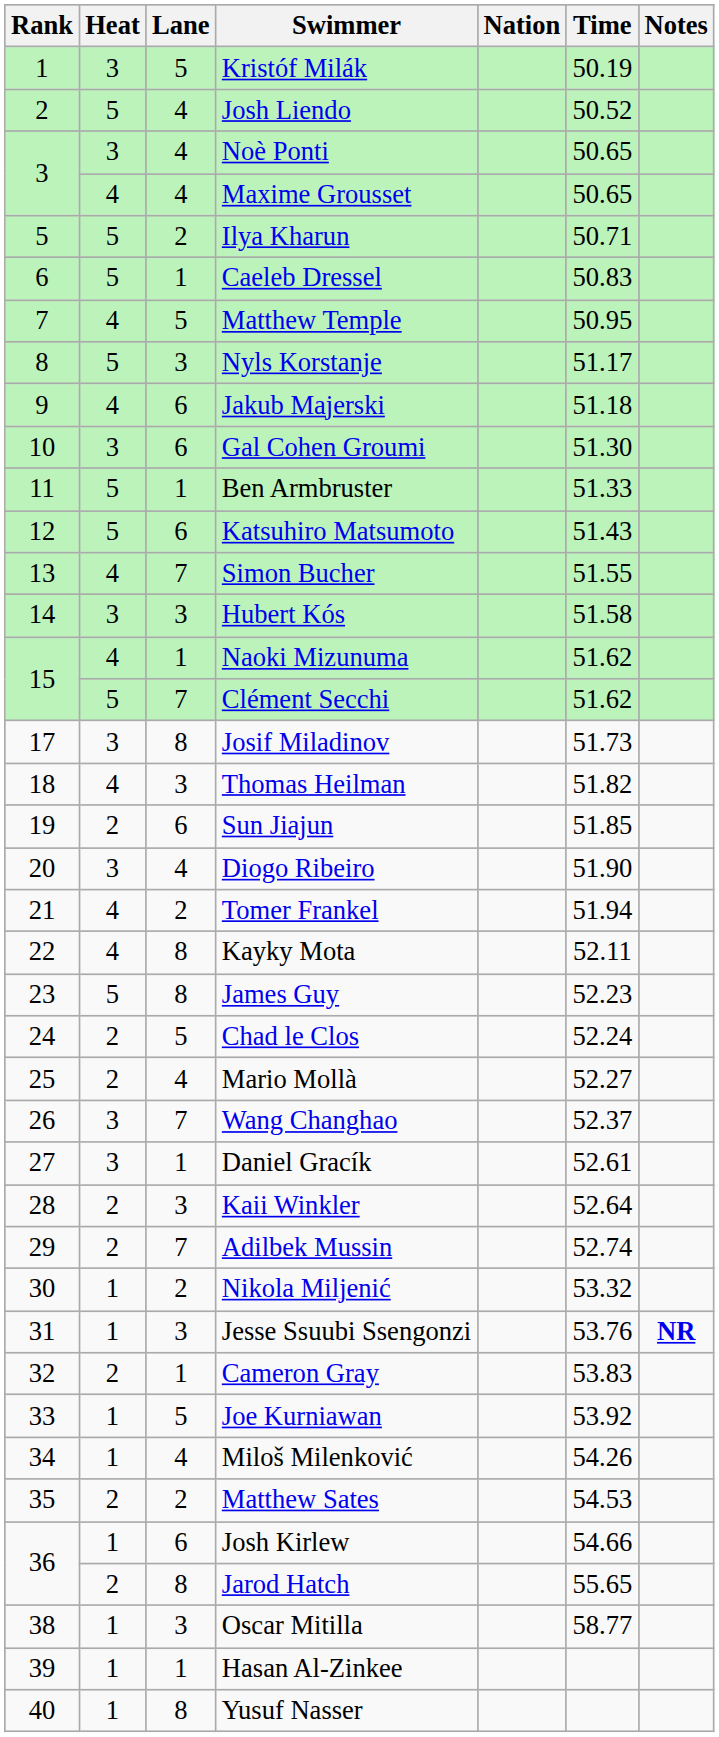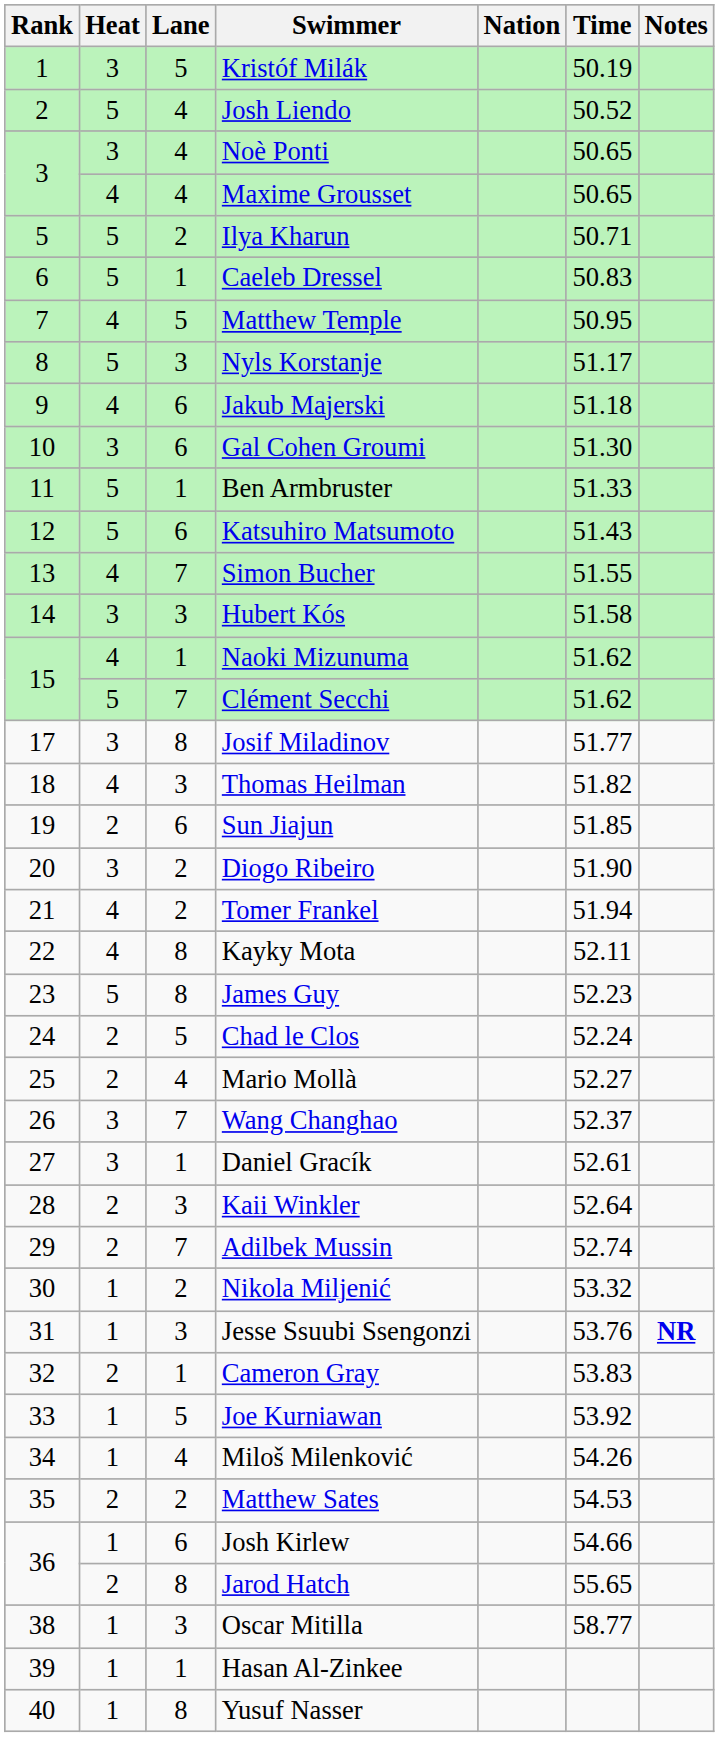(602, 741) 51.73 -> (602, 741) 51.77
(181, 868) 4 -> (181, 868) 2
